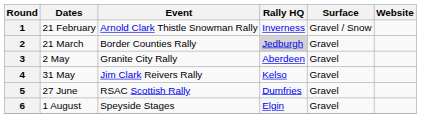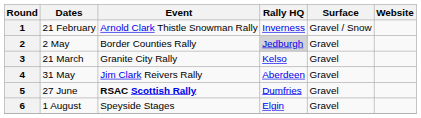(63, 44) 21 March -> (56, 44) 2 May
(56, 59) 2 May -> (63, 59) 21 March
(284, 59) Aberdeen -> (275, 59) Kelso
(275, 75) Kelso -> (284, 75) Aberdeen
(145, 91) normal -> (148, 91) bold
